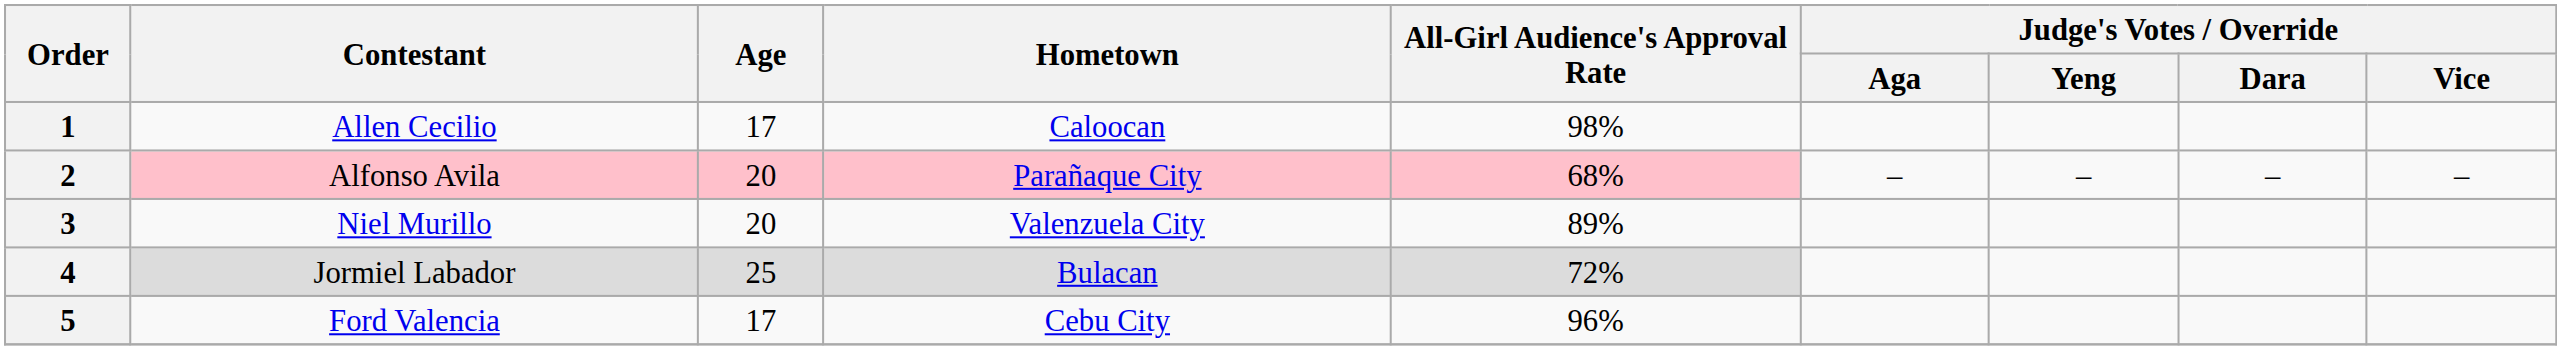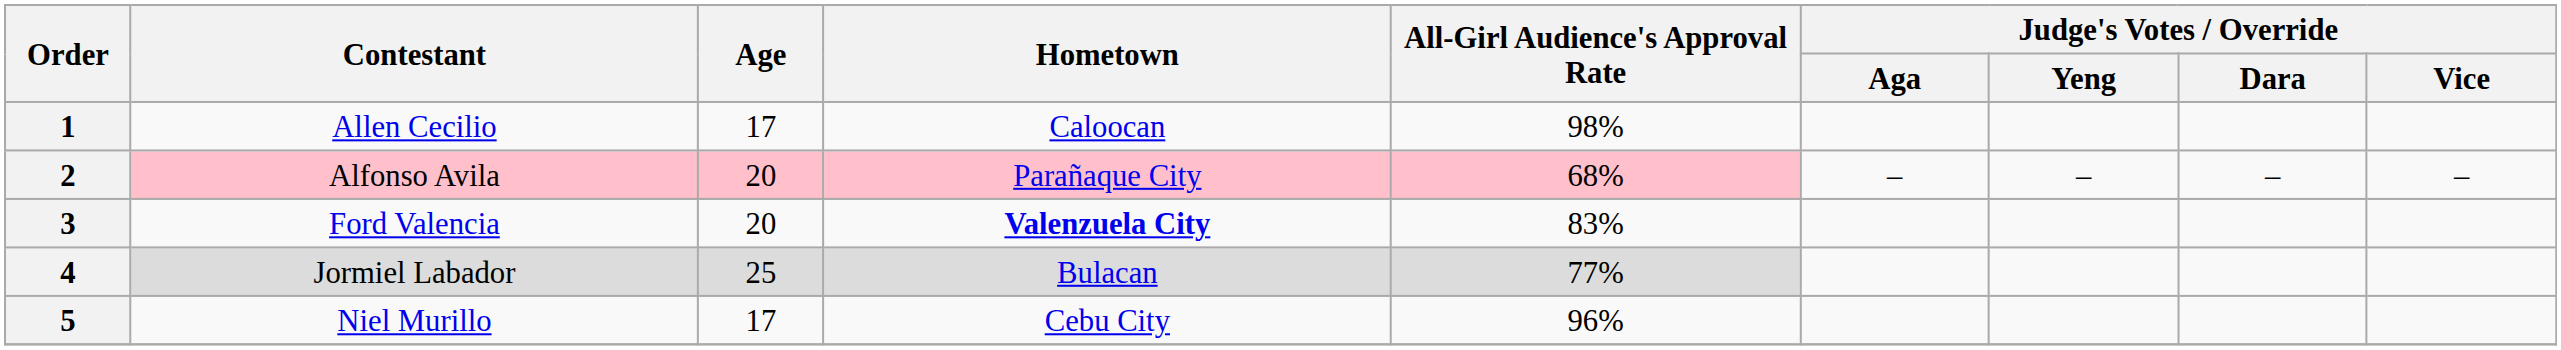(414, 224) Niel Murillo -> (414, 224) Ford Valencia
(1107, 224) normal -> (1107, 224) bold
(1596, 224) 89% -> (1596, 224) 83%
(1596, 273) 72% -> (1596, 273) 77%
(414, 321) Ford Valencia -> (414, 321) Niel Murillo
